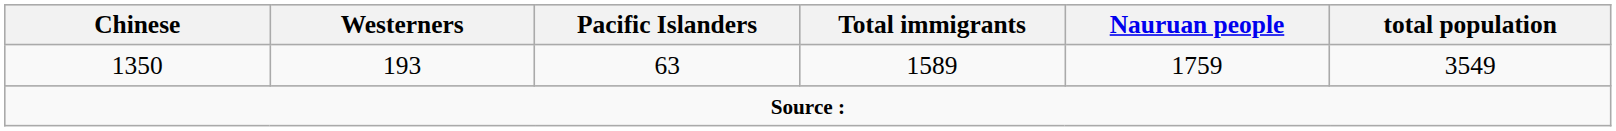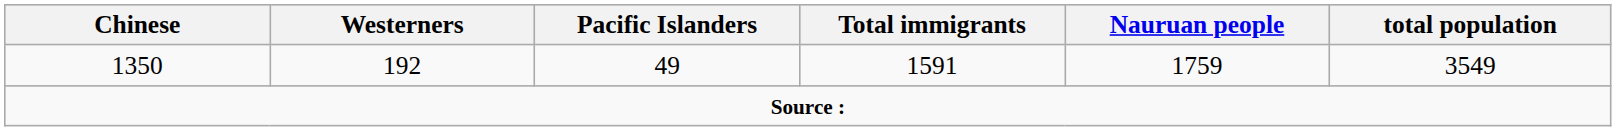(402, 65) 193 -> (402, 65) 192
(667, 65) 63 -> (667, 65) 49
(932, 65) 1589 -> (932, 65) 1591
